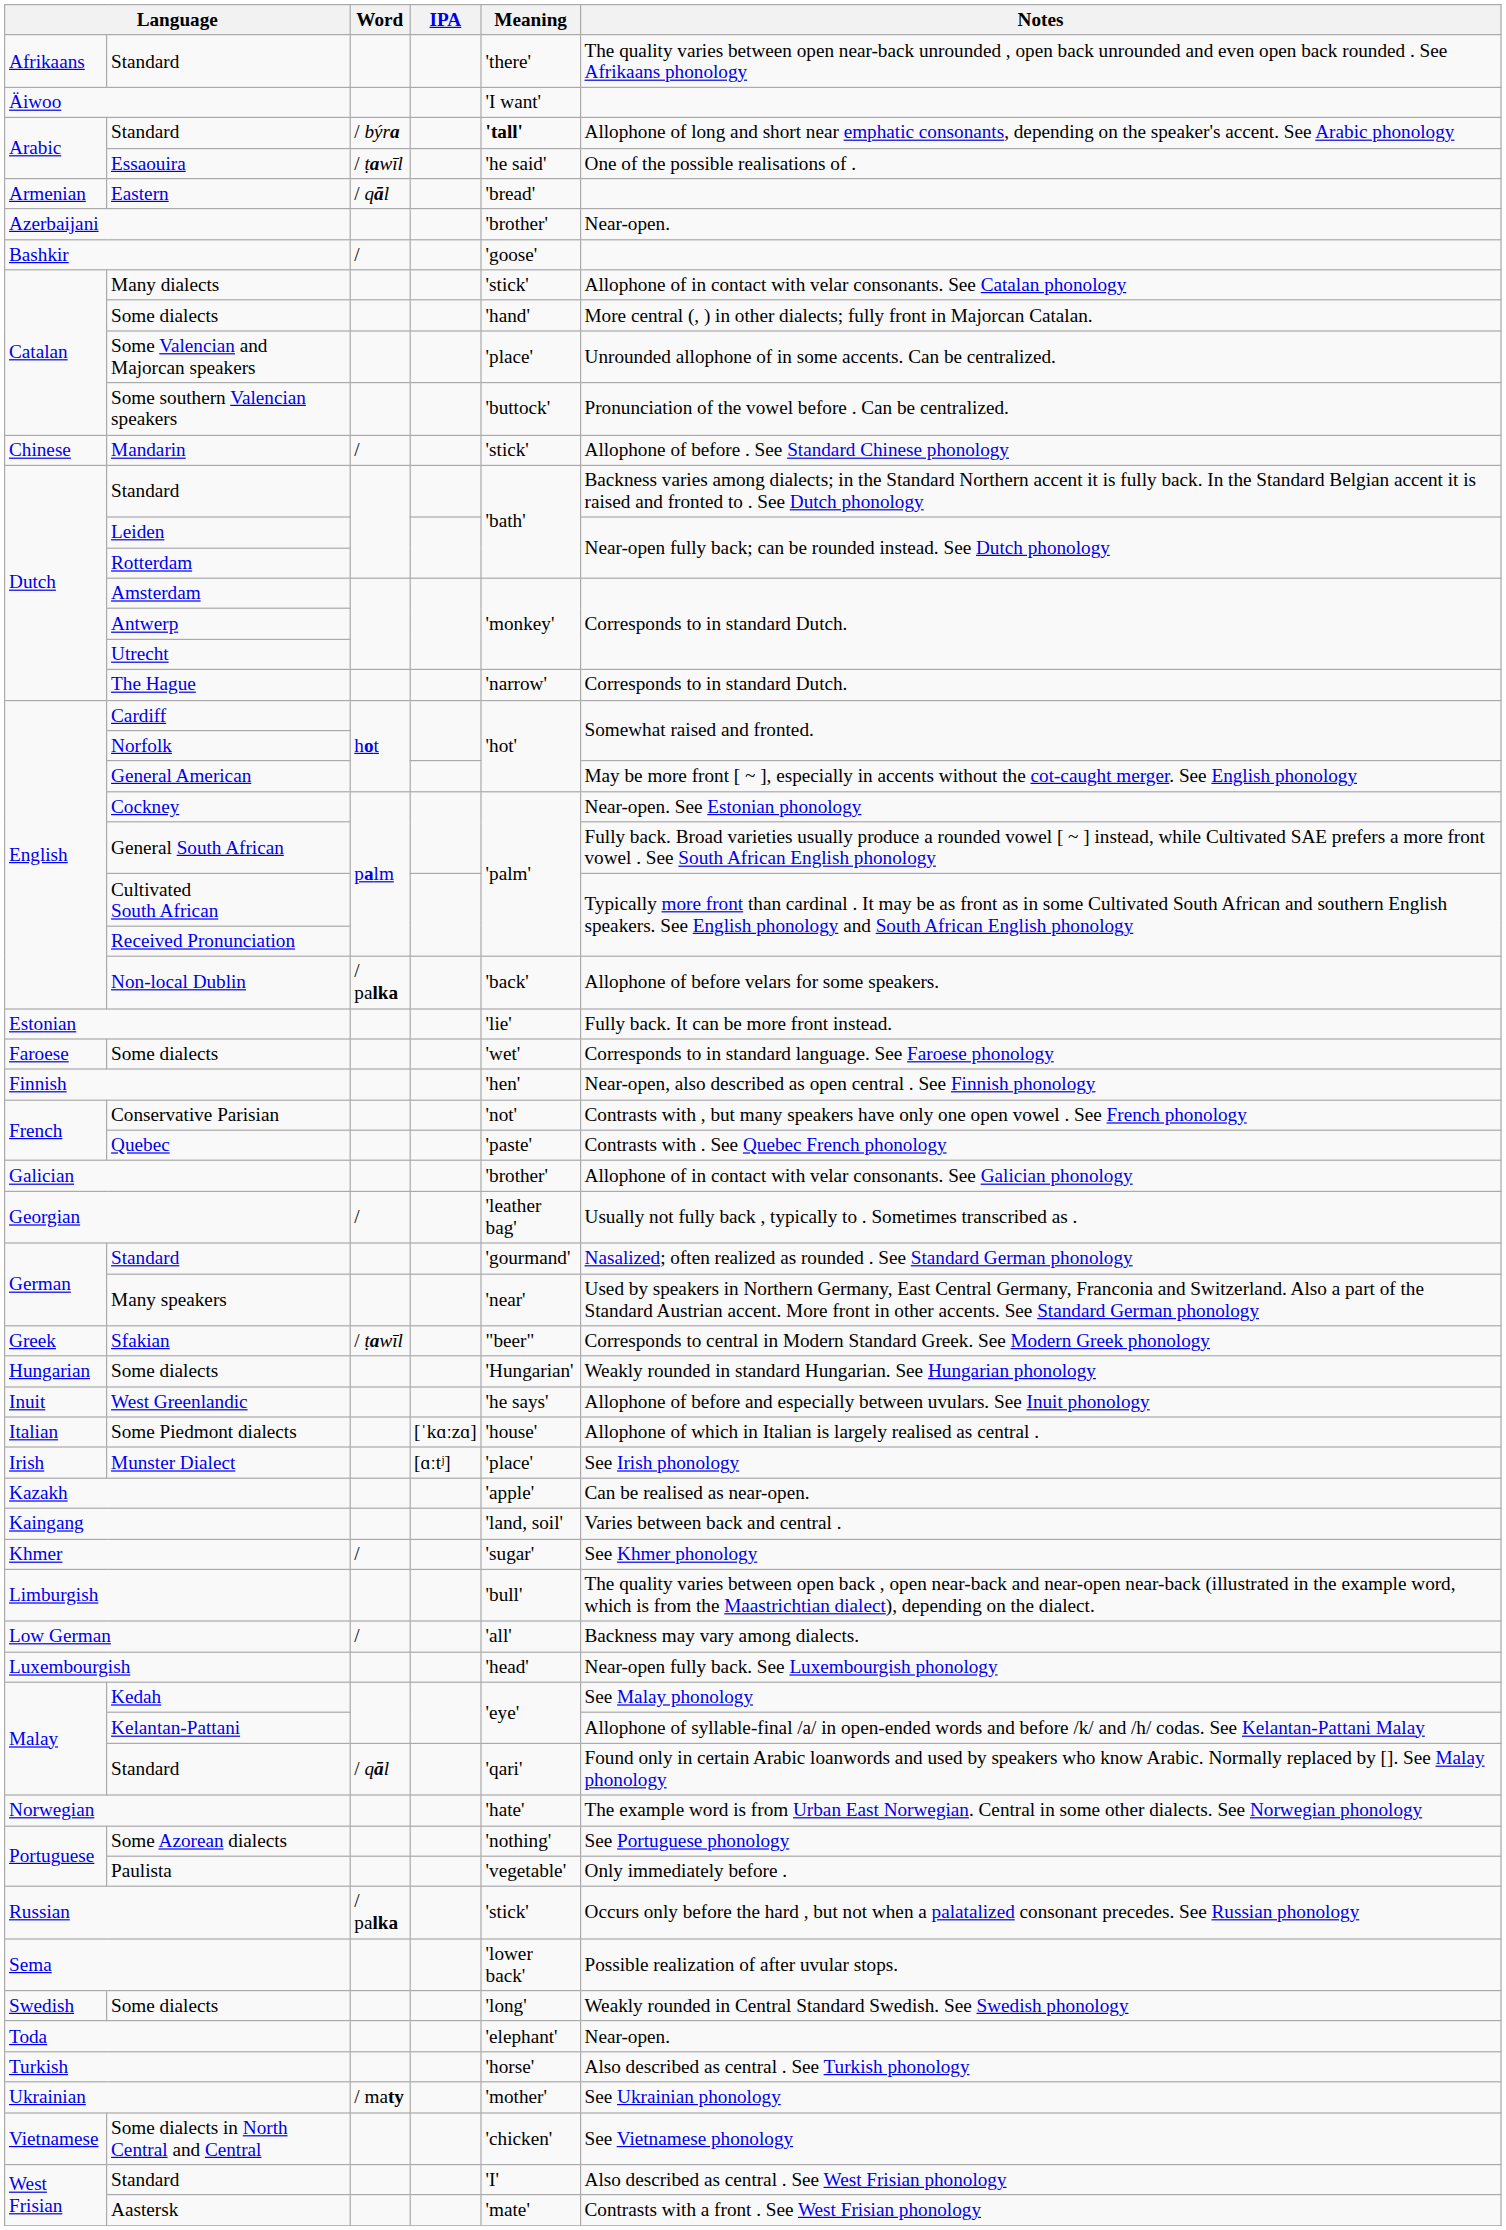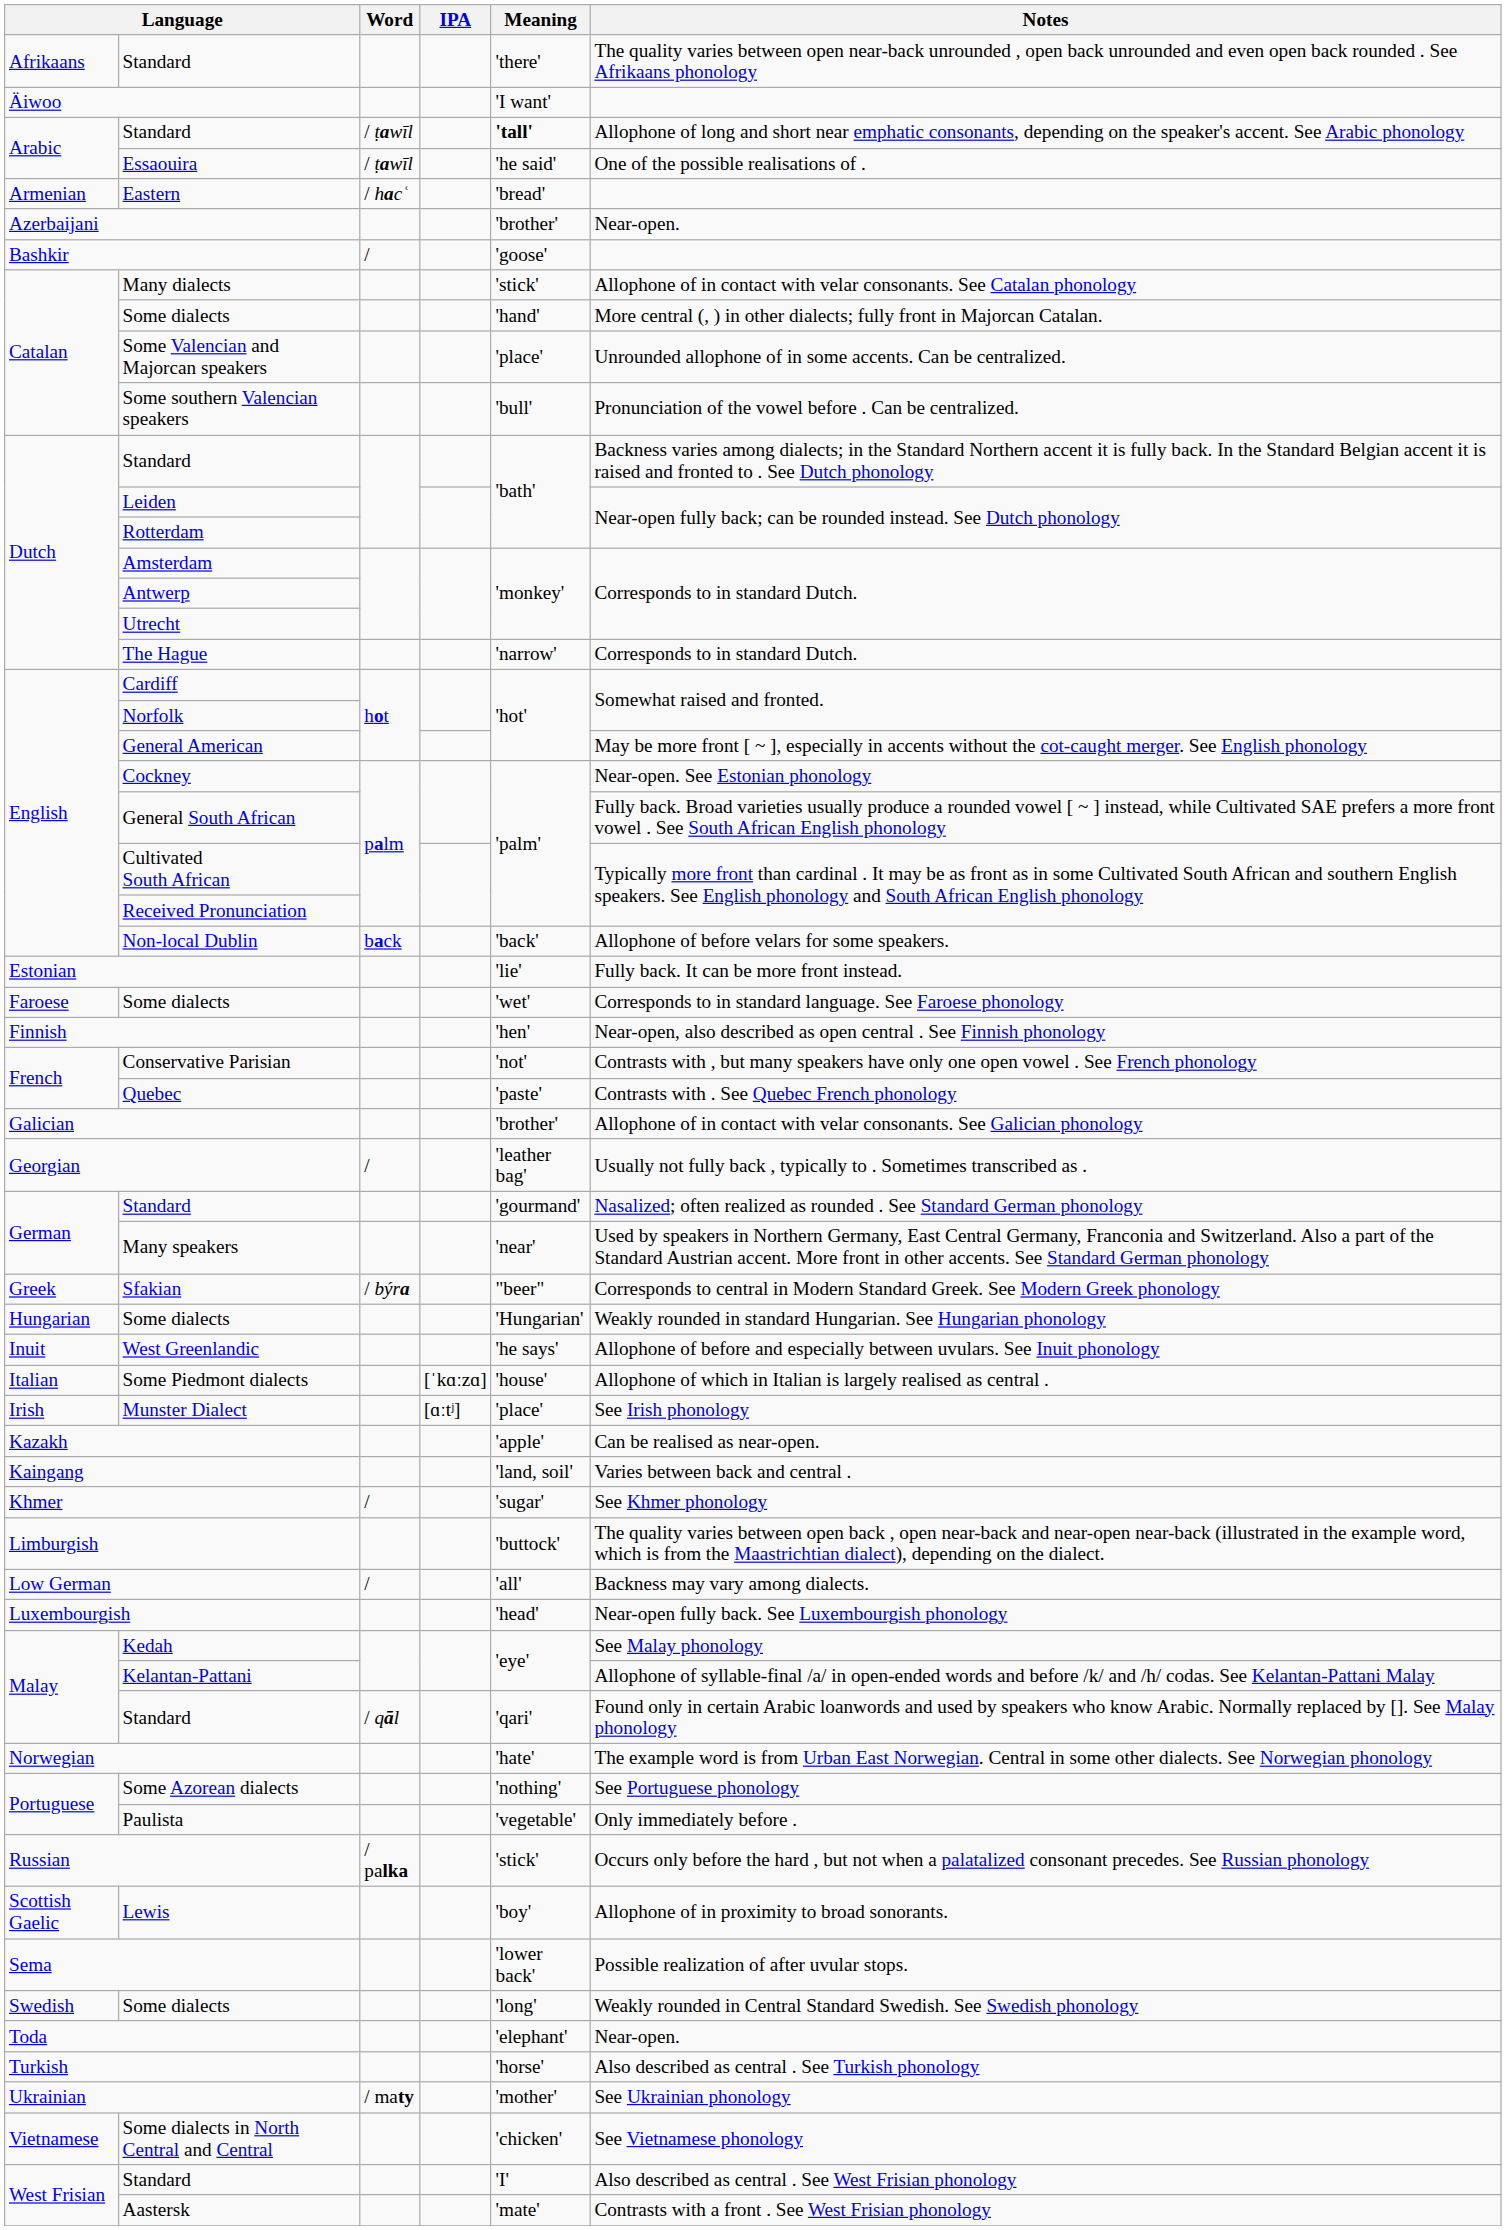(377, 132) / býra -> (389, 132) / ṭawīl
(372, 193) / qāl -> (386, 193) / hacʿ
(518, 408) 'buttock' -> (514, 408) 'bull'
- row: (40, 449)
(376, 982) / palka -> (383, 941) back
(379, 1340) / ṭawīl -> (387, 1288) / býra
(504, 1595) 'bull' -> (528, 1543) 'buttock'
+ row: (40, 1912)
